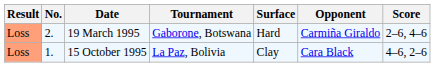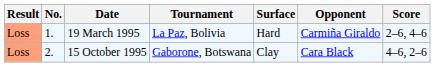(49, 32) 2. -> (49, 32) 1.
(202, 32) Gaborone, Botswana -> (189, 32) La Paz, Bolivia
(49, 51) 1. -> (49, 51) 2.
(189, 51) La Paz, Bolivia -> (202, 51) Gaborone, Botswana
